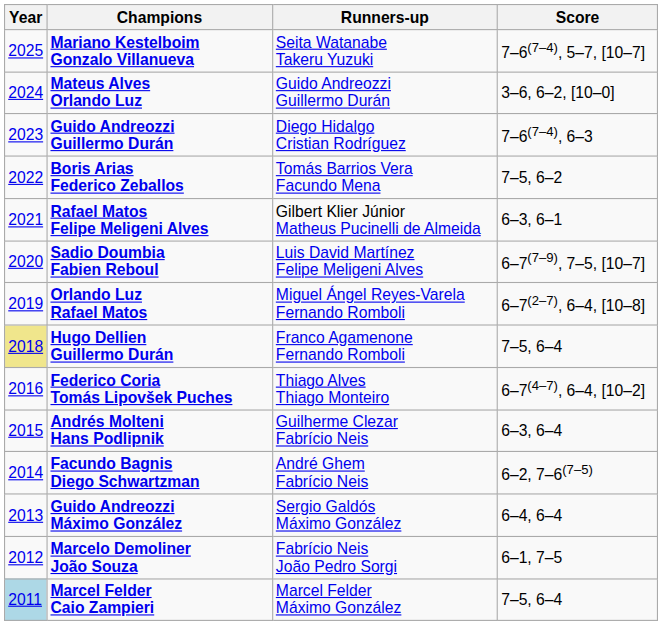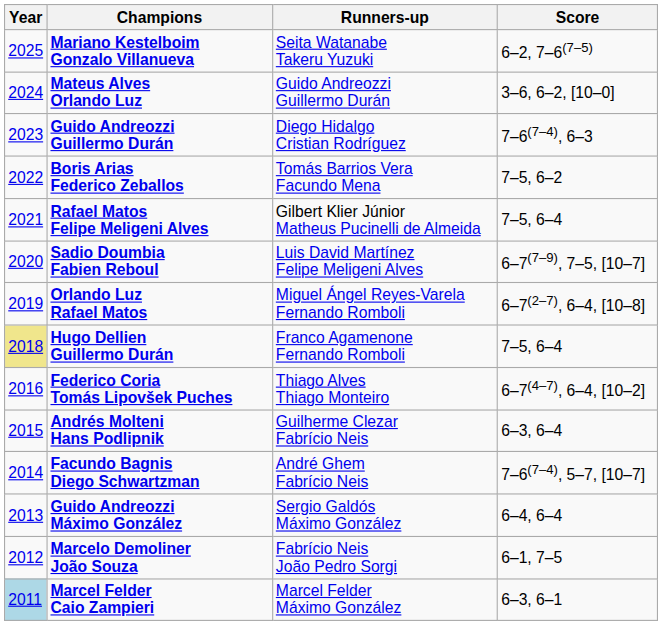(573, 51) 7–6(7–4), 5–7, [10–7] -> (547, 51) 6–2, 7–6(7–5)
(532, 220) 6–3, 6–1 -> (532, 220) 7–5, 6–4
(547, 473) 6–2, 7–6(7–5) -> (573, 473) 7–6(7–4), 5–7, [10–7]
(532, 600) 7–5, 6–4 -> (532, 600) 6–3, 6–1
